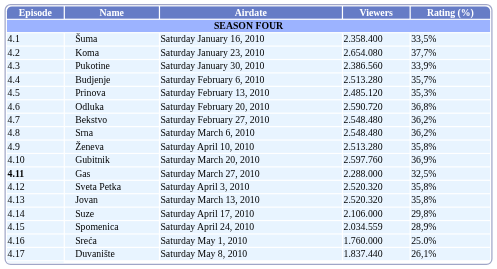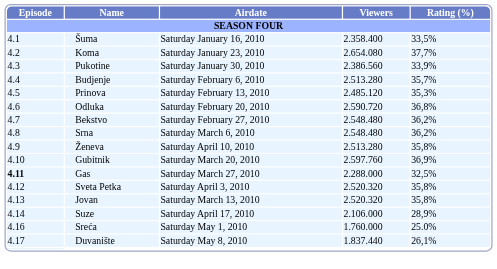(424, 214) 29,8% -> (424, 214) 28,9%
- row: (92, 227)
